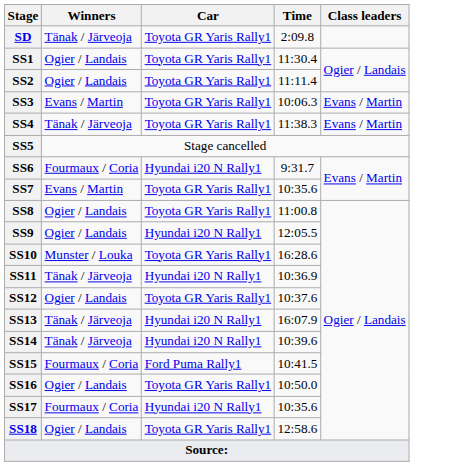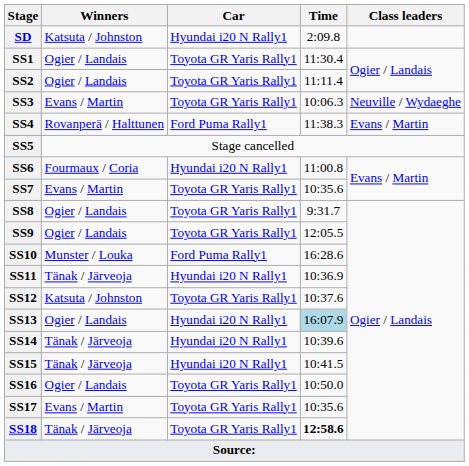(88, 36) Tänak / Järveoja -> (93, 36) Katsuta / Johnston
(208, 36) Toyota GR Yaris Rally1 -> (229, 36) Hyundai i20 N Rally1
(363, 102) Evans / Martin -> (405, 102) Neuville / Wydaeghe
(88, 123) Tänak / Järveoja -> (104, 123) Rovanperä / Halttunen
(208, 123) Toyota GR Yaris Rally1 -> (219, 123) Ford Puma Rally1
(297, 167) 9:31.7 -> (323, 167) 11:00.8
(297, 210) 11:00.8 -> (323, 210) 9:31.7
(203, 232) Hyundai i20 N Rally1 -> (234, 232) Toyota GR Yaris Rally1
(208, 254) Toyota GR Yaris Rally1 -> (219, 254) Ford Puma Rally1
(86, 297) Ogier / Landais -> (93, 297) Katsuta / Johnston
(88, 319) Tänak / Järveoja -> (86, 319) Ogier / Landais
(297, 319) no background -> (323, 319) lightblue background
(92, 363) Fourmaux / Coria -> (88, 363) Tänak / Järveoja
(193, 363) Ford Puma Rally1 -> (229, 363) Hyundai i20 N Rally1
(92, 406) Fourmaux / Coria -> (84, 406) Evans / Martin
(203, 406) Hyundai i20 N Rally1 -> (234, 406) Toyota GR Yaris Rally1
(86, 428) Ogier / Landais -> (88, 428) Tänak / Järveoja
(297, 428) normal -> (323, 428) bold
